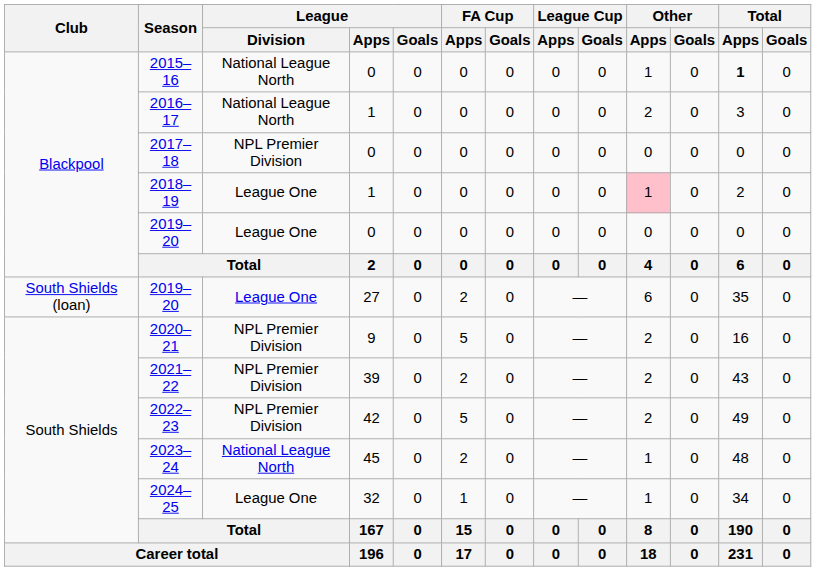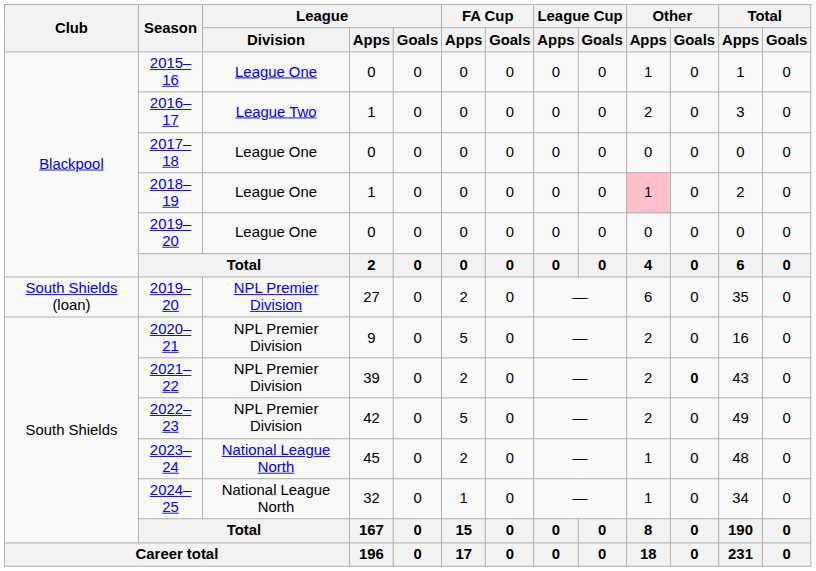(276, 71) National League North -> (276, 71) League One
(741, 71) bold -> (741, 71) normal
(276, 112) National League North -> (276, 112) League Two
(276, 152) NPL Premier Division -> (276, 152) League One
(276, 297) League One -> (276, 297) NPL Premier Division
(694, 377) normal -> (694, 377) bold
(276, 498) League One -> (276, 498) National League North
